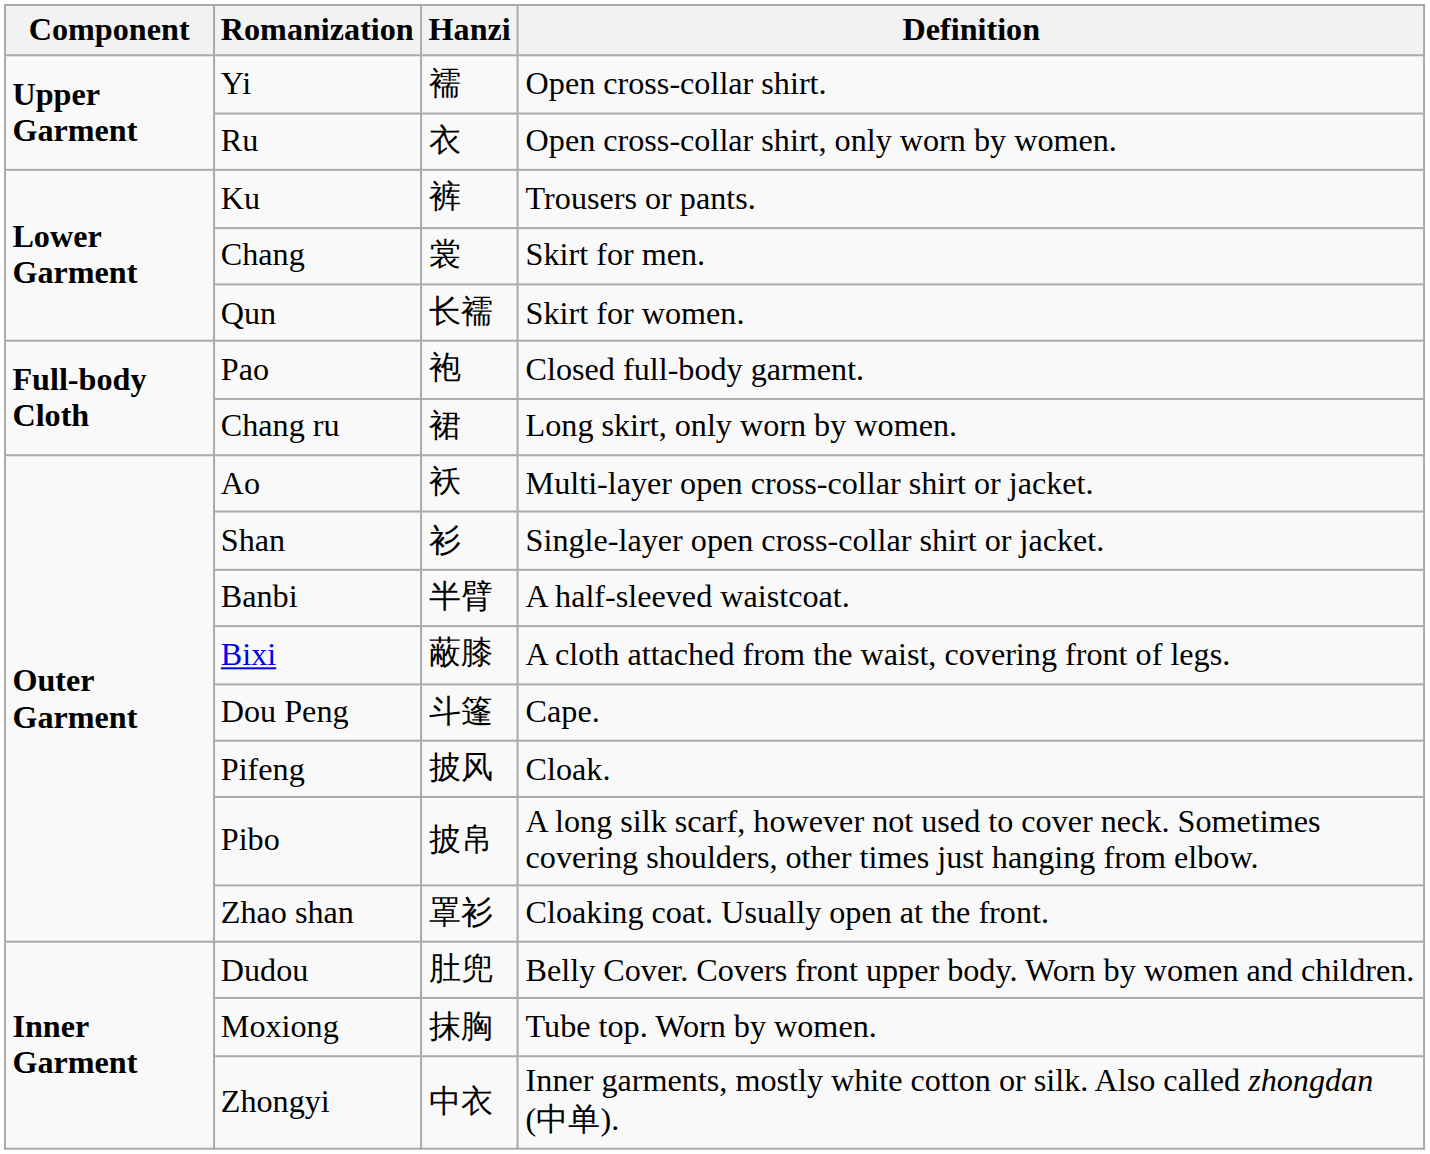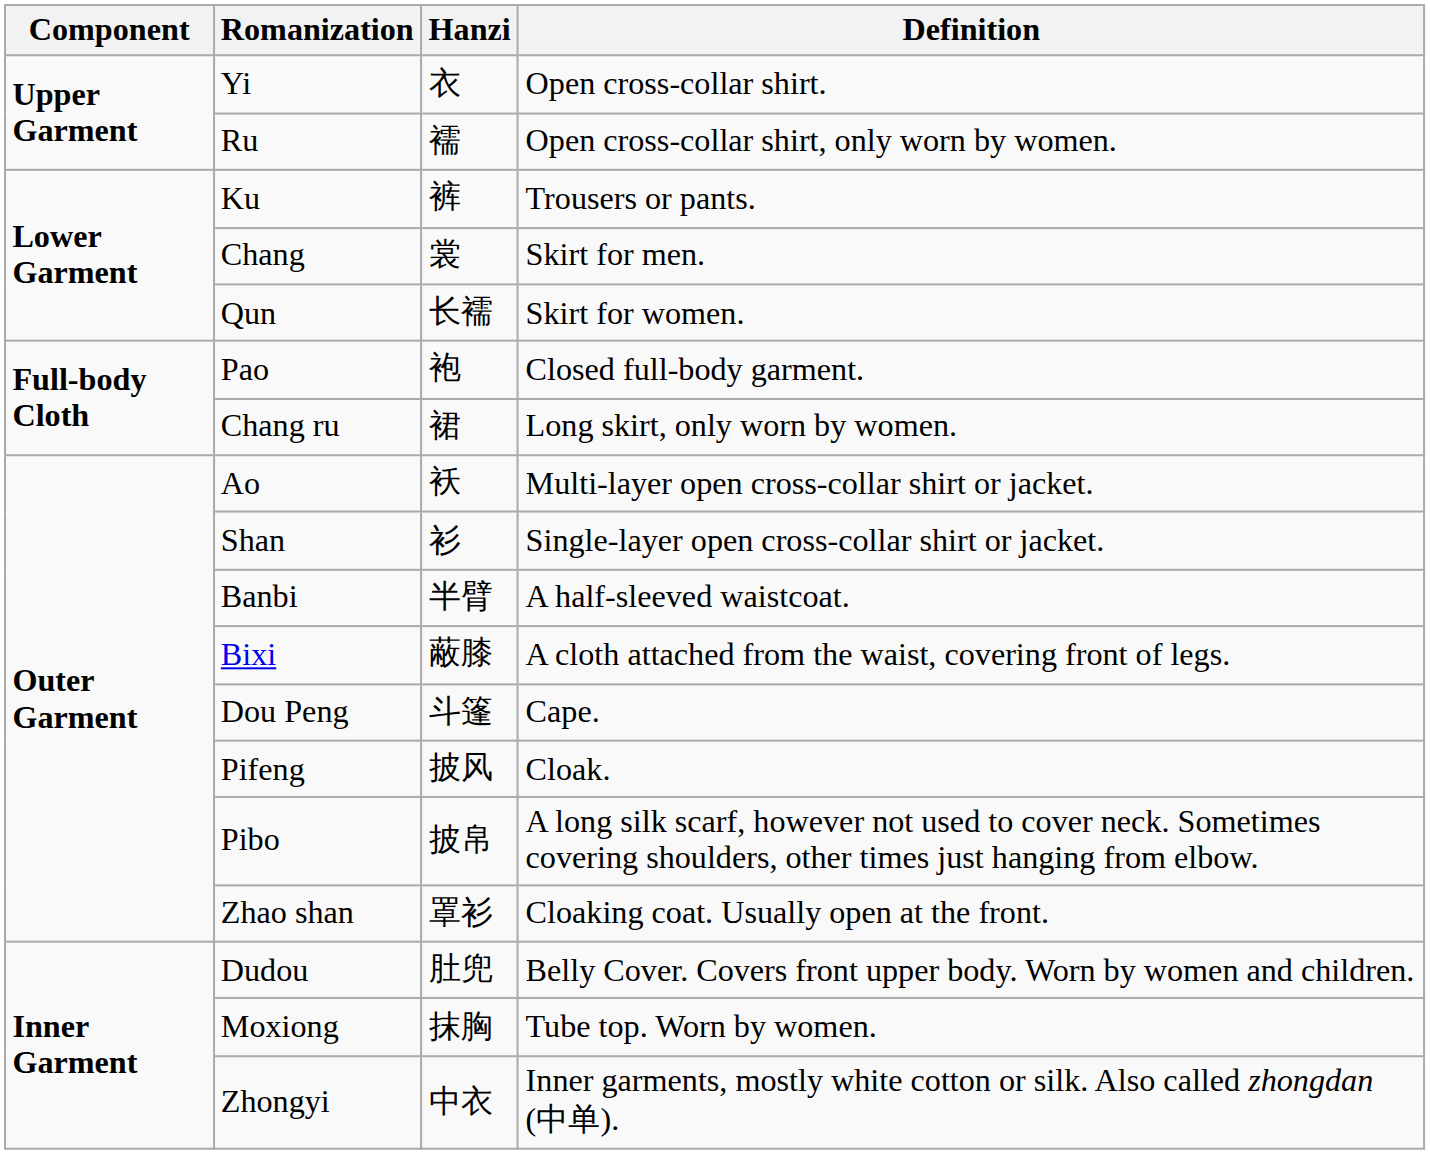(445, 83) 襦 -> (445, 83) 衣
(445, 140) 衣 -> (445, 140) 襦
